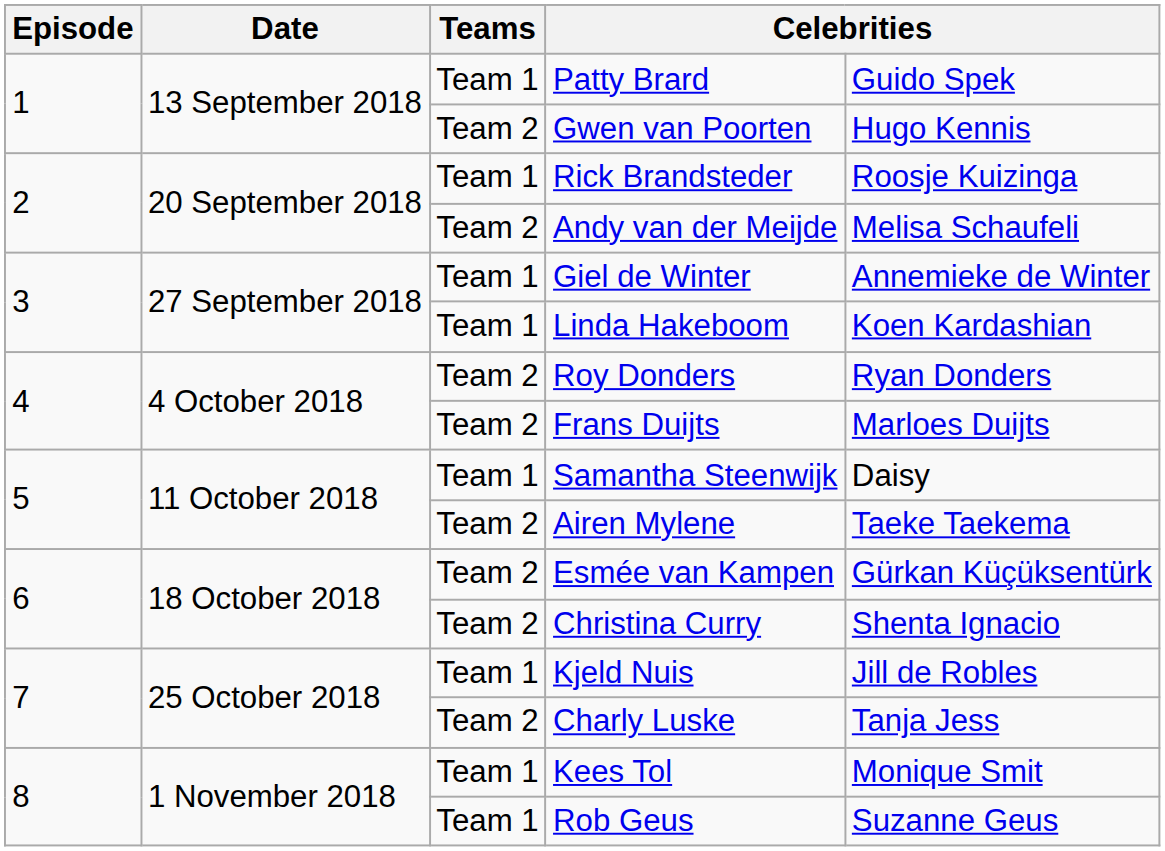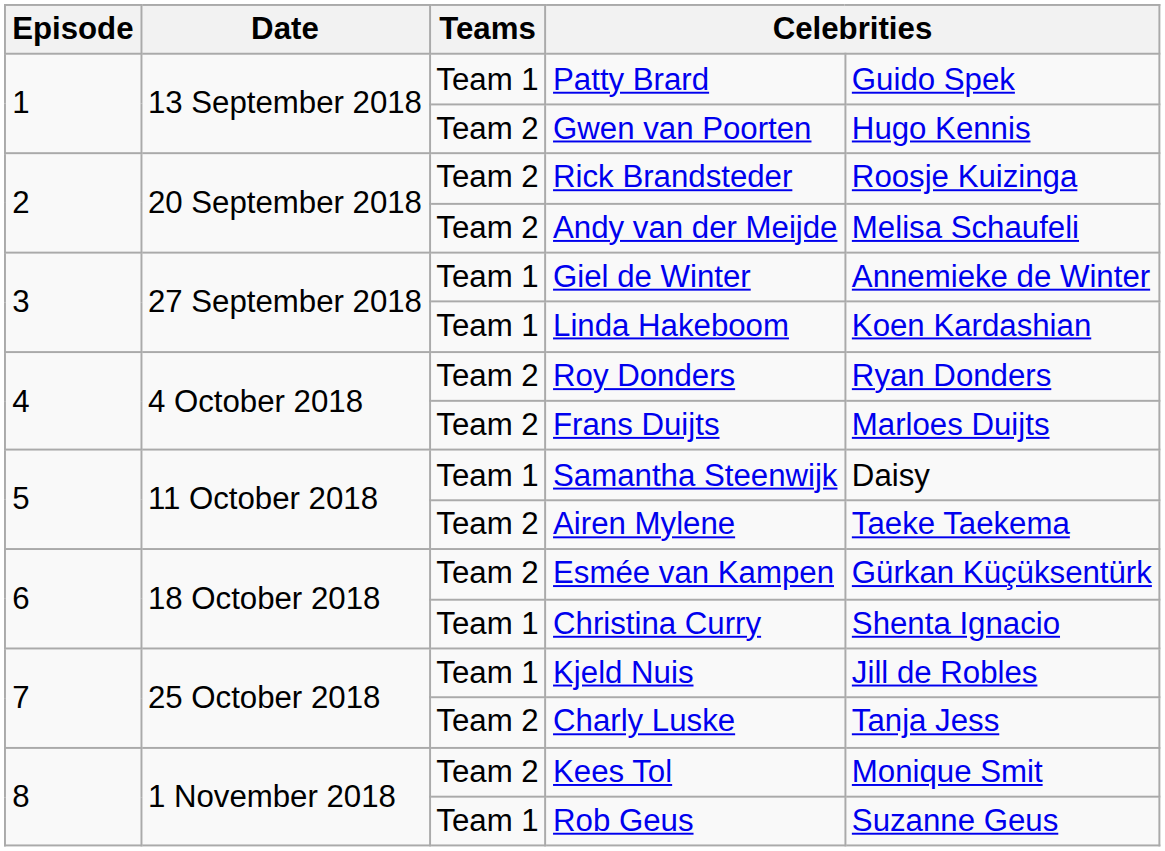(488, 177) Team 1 -> (488, 177) Team 2
(488, 623) Team 2 -> (488, 623) Team 1
(488, 771) Team 1 -> (488, 771) Team 2
